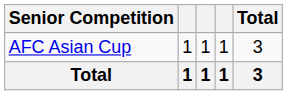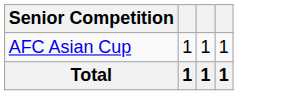- column: (258, 18)
